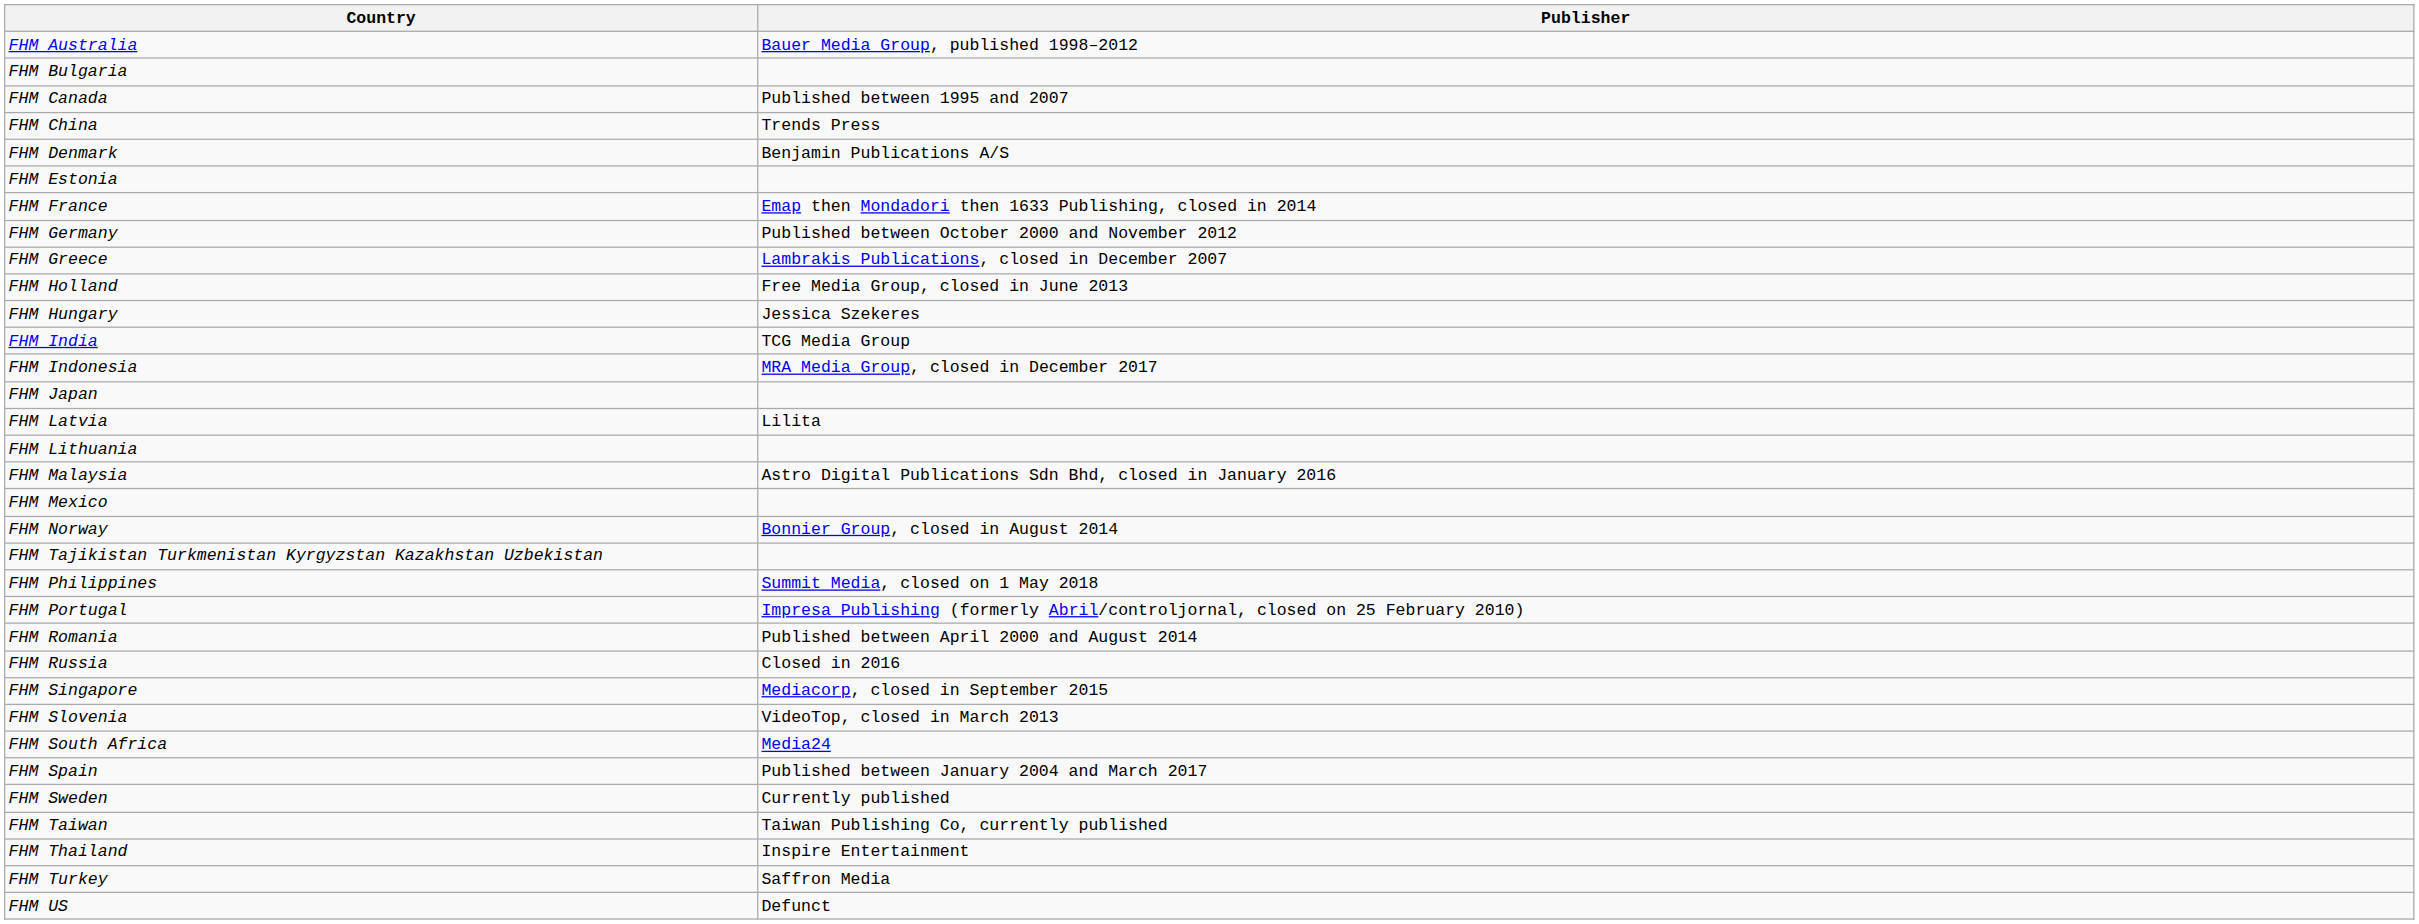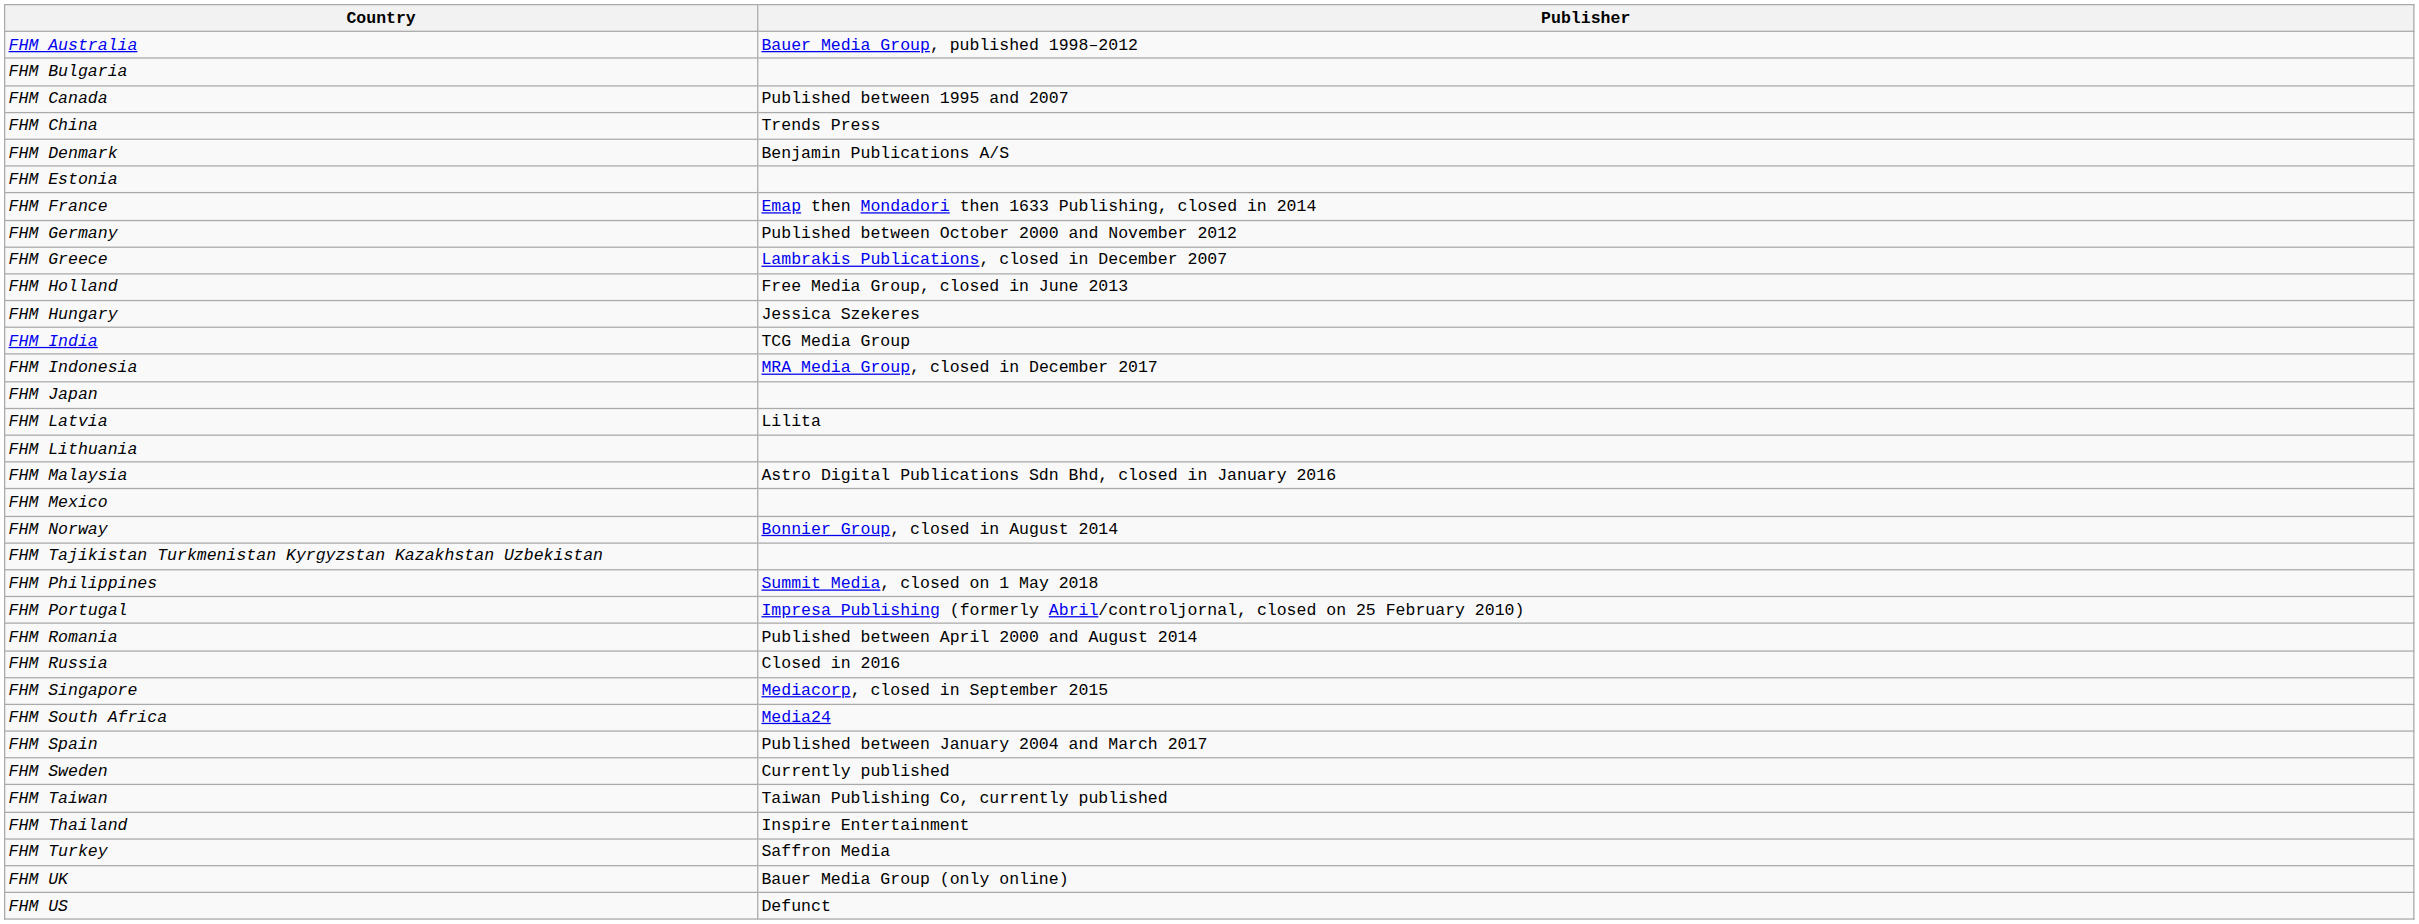- row: (68, 718)
+ row: (38, 879)
